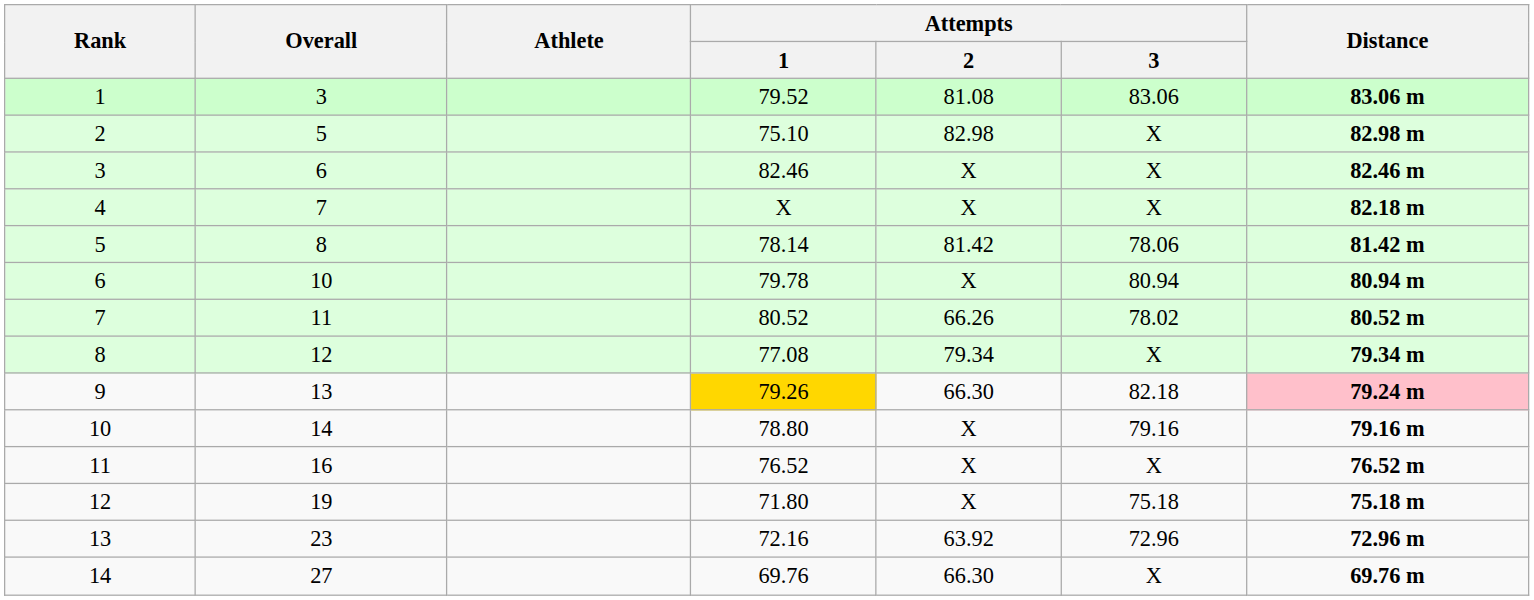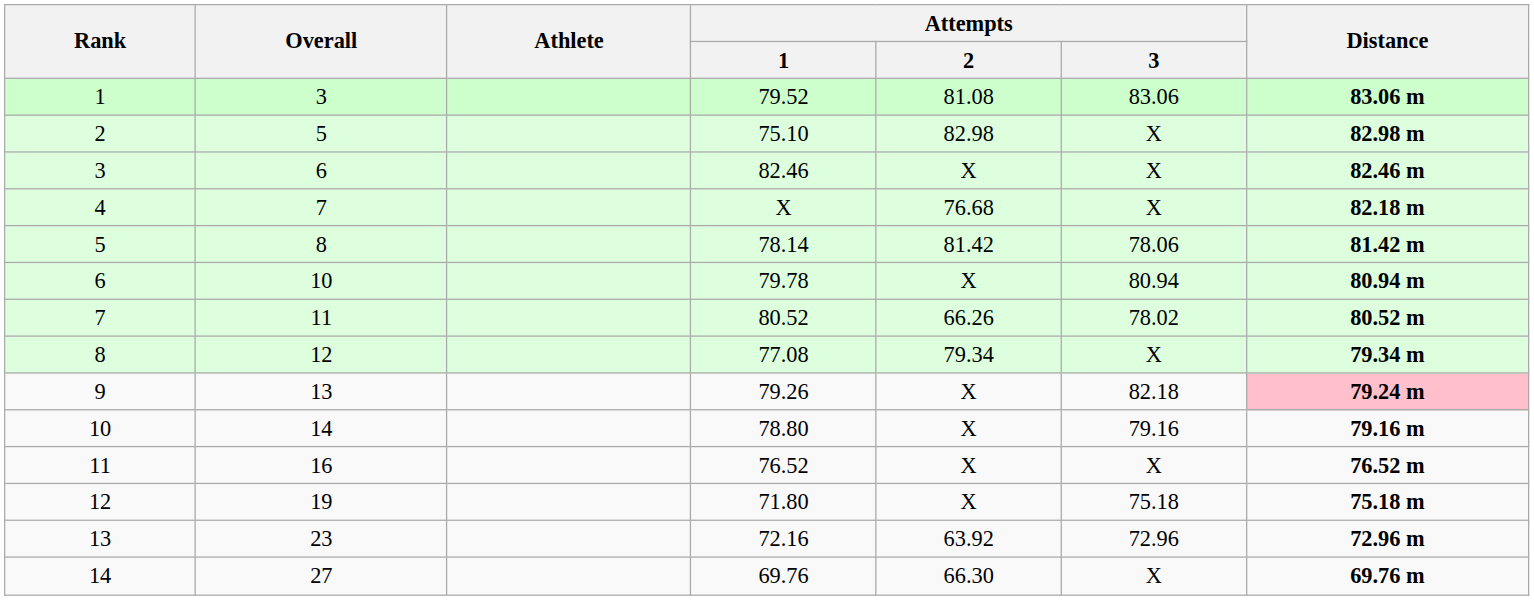(969, 206) X -> (969, 206) 76.68
(784, 391) gold background -> (784, 391) no background
(969, 391) 66.30 -> (969, 391) X
